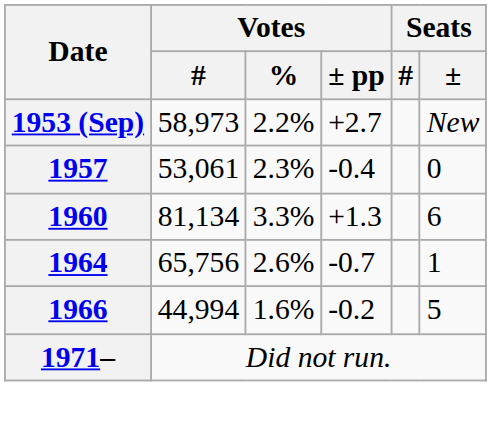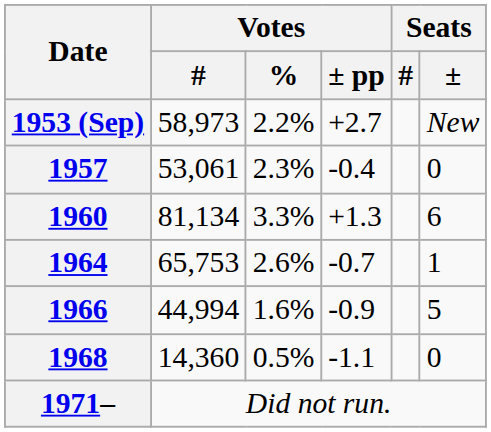(198, 262) 65,756 -> (198, 262) 65,753
(352, 309) -0.2 -> (352, 309) -0.9
+ row: (78, 356)
